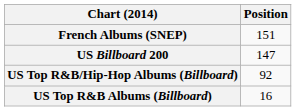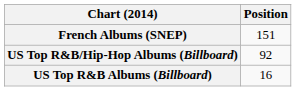- row: (123, 55)
